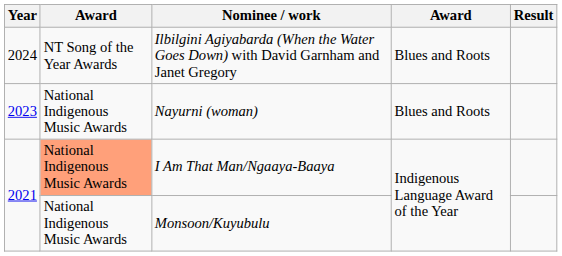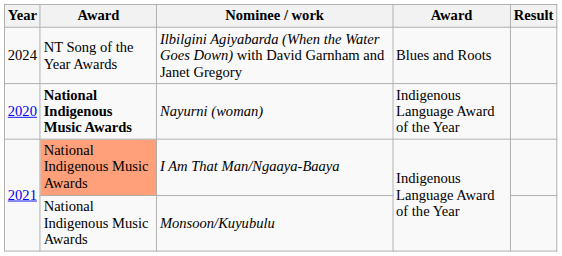(22, 111) 2023 -> (22, 111) 2020
(85, 111) normal -> (88, 111) bold
(442, 111) Blues and Roots -> (445, 111) Indigenous Language Award of the Year
